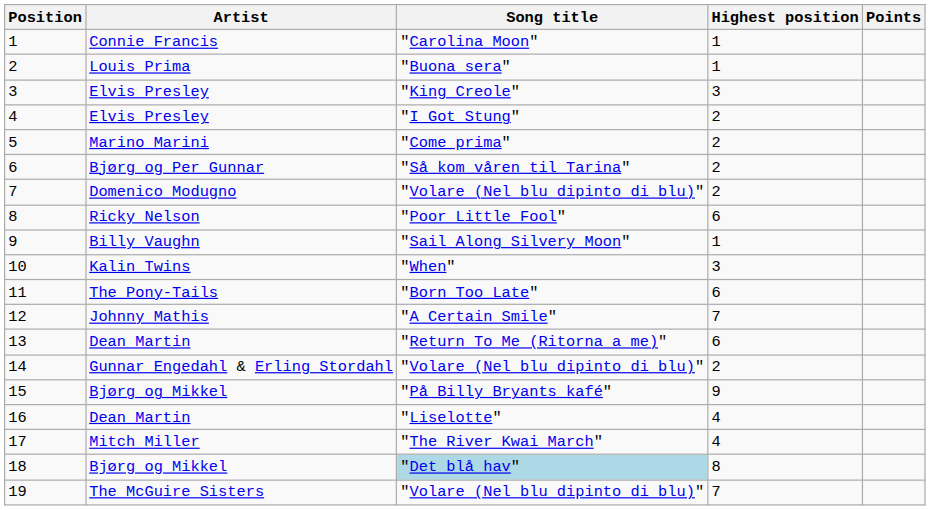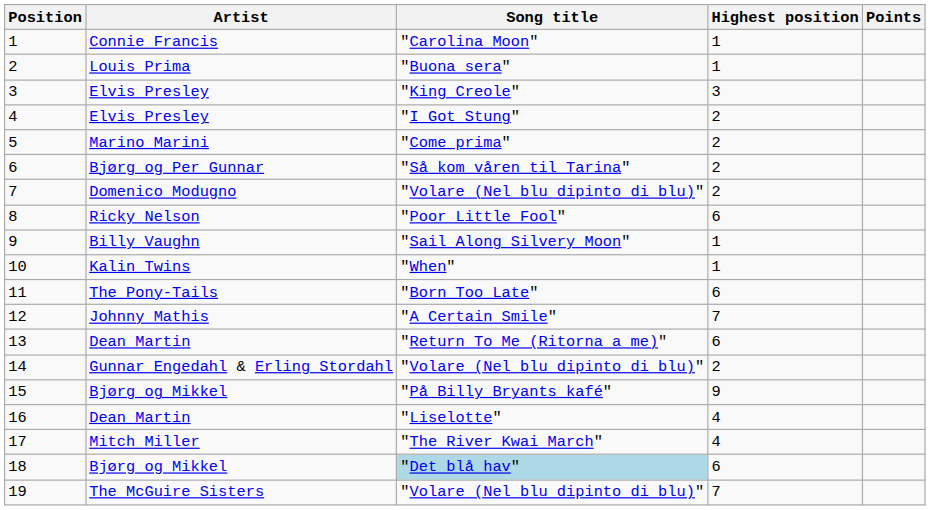(716, 267) 3 -> (716, 267) 1
(716, 467) 8 -> (716, 467) 6
